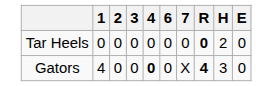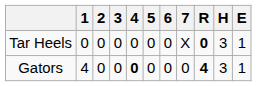+ column: (151, 17)
(185, 43) 0 -> (185, 43) X
(223, 43) 2 -> (223, 43) 3
(242, 43) 0 -> (242, 43) 1
(185, 68) X -> (185, 68) 0
(242, 68) 0 -> (242, 68) 1
